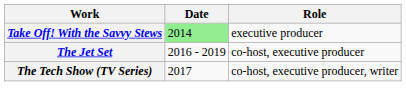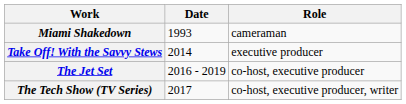+ row: (85, 33)
(180, 33) lightgreen background -> (180, 52) no background
